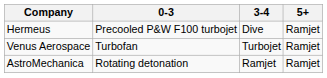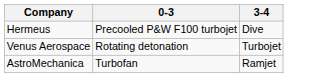- column: (303, 13)
(116, 47) Turbofan -> (142, 47) Rotating detonation
(142, 64) Rotating detonation -> (116, 64) Turbofan
